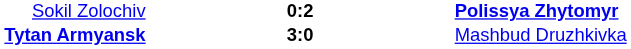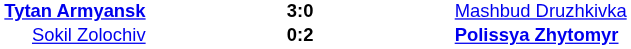rows swapped: (75, 35) <-> (89, 11)
